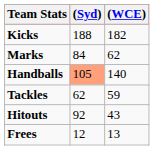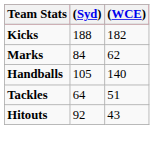(82, 74) lightsalmon background -> (82, 74) no background
(79, 94) 62 -> (79, 94) 64
(114, 94) 59 -> (114, 94) 51
- row: (22, 134)
